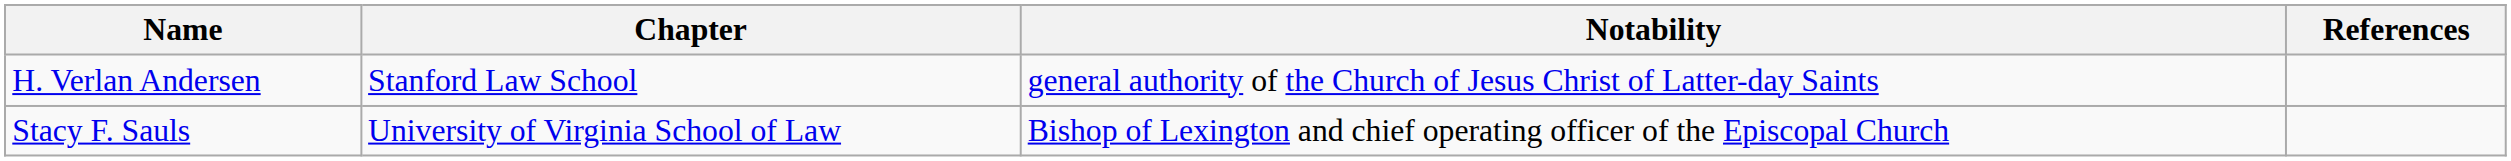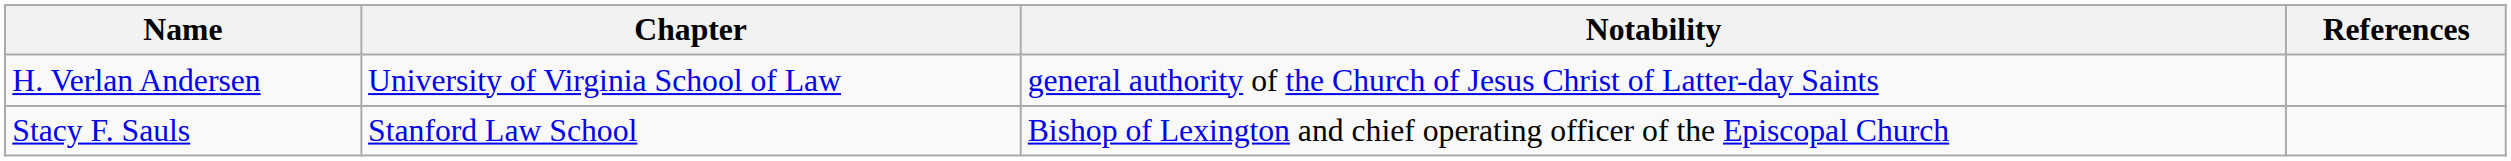(503, 79) Stanford Law School -> (605, 79) University of Virginia School of Law
(605, 130) University of Virginia School of Law -> (503, 130) Stanford Law School
